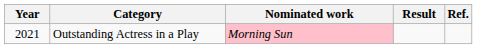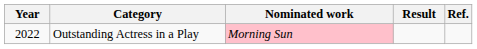(27, 33) 2021 -> (27, 33) 2022
